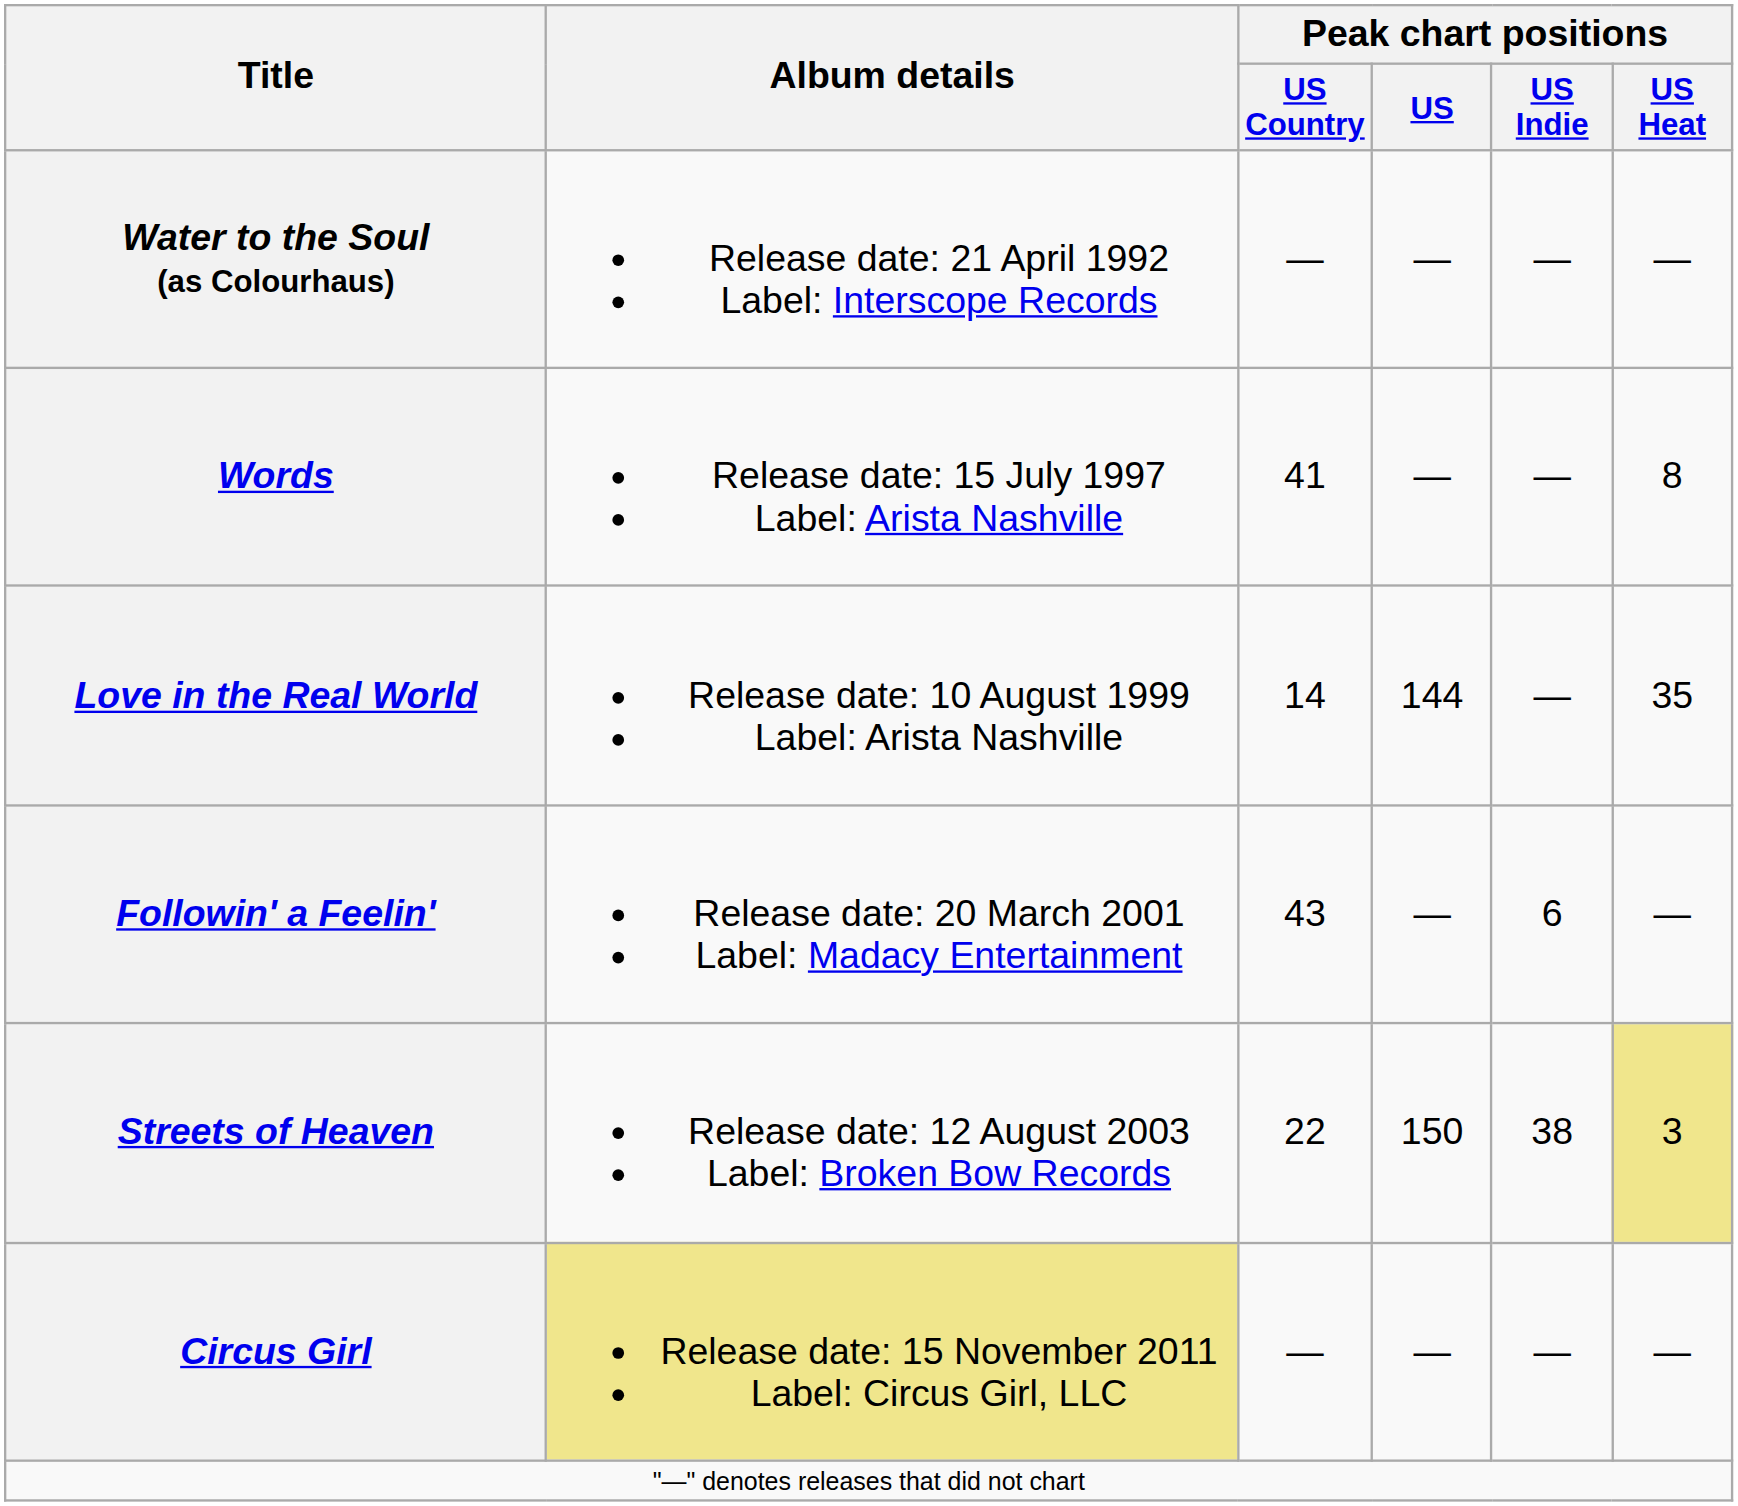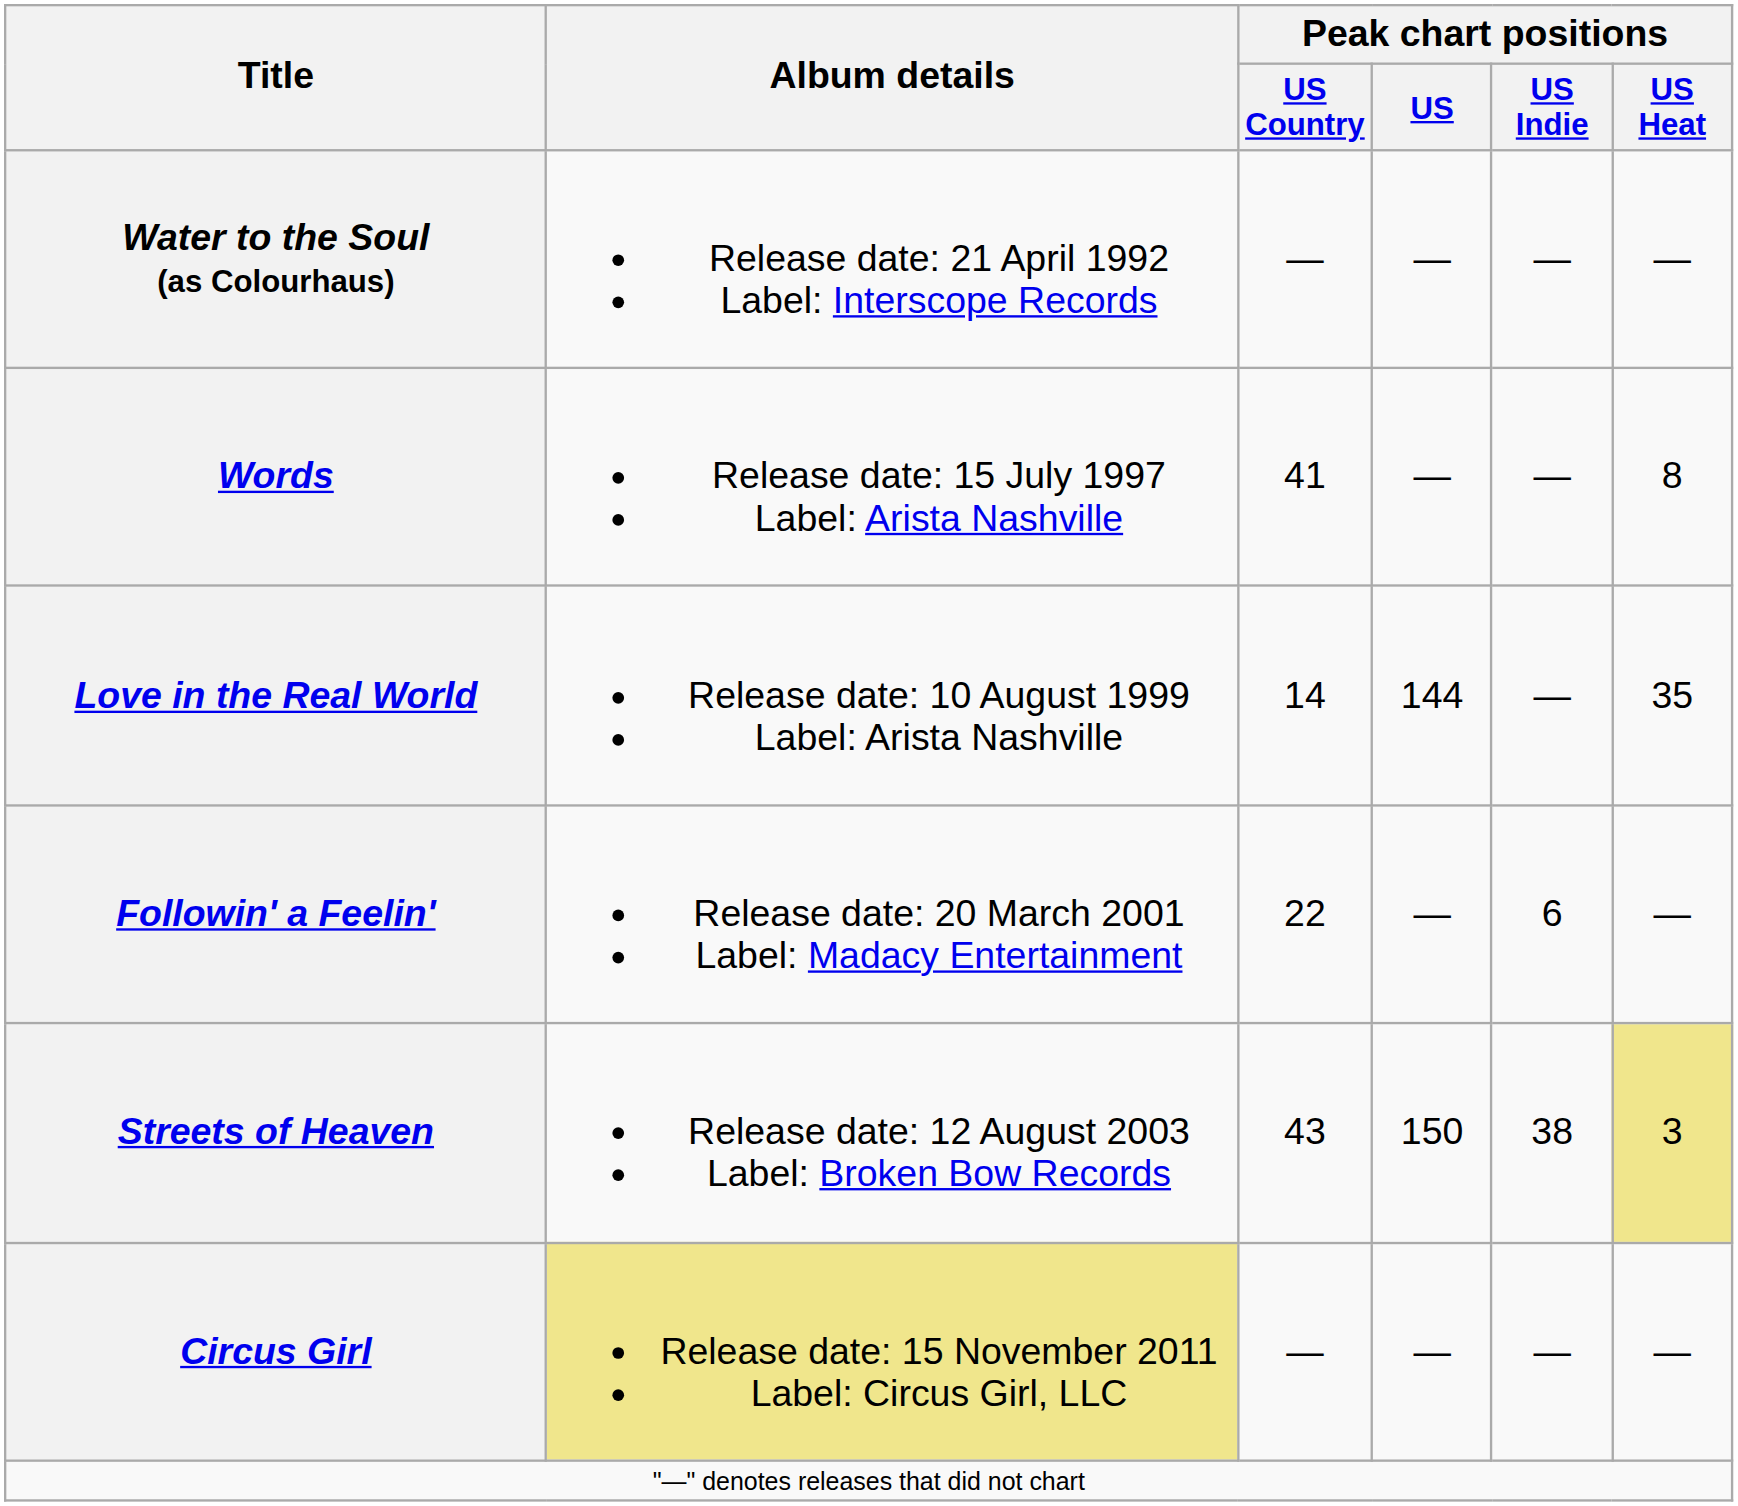(1305, 913) 43 -> (1305, 913) 22
(1305, 1132) 22 -> (1305, 1132) 43
